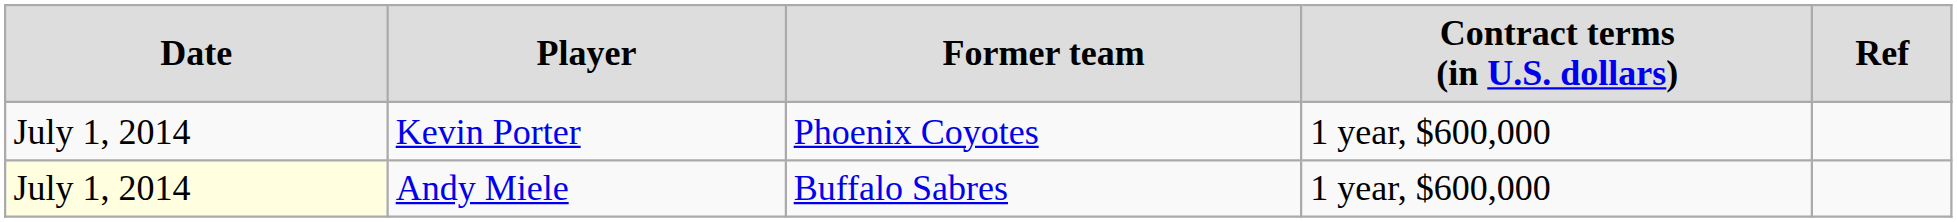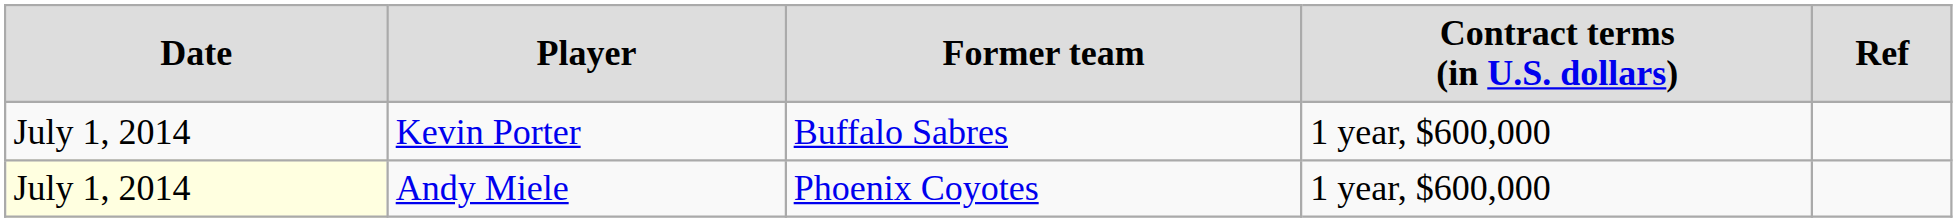(916, 130) Phoenix Coyotes -> (901, 130) Buffalo Sabres
(901, 187) Buffalo Sabres -> (916, 187) Phoenix Coyotes
